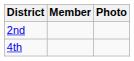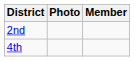columns swapped: (70, 13) <-> (111, 13)
